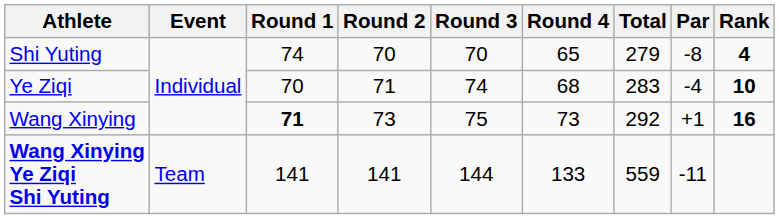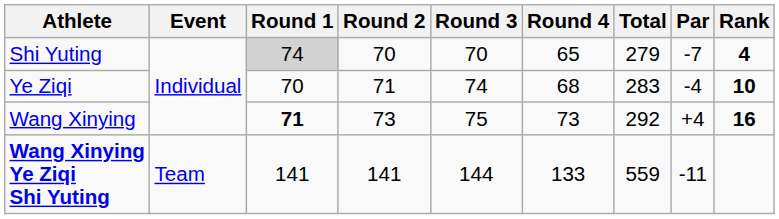(292, 54) no background -> (292, 54) lightgrey background
(693, 54) -8 -> (693, 54) -7
(693, 119) +1 -> (693, 119) +4
